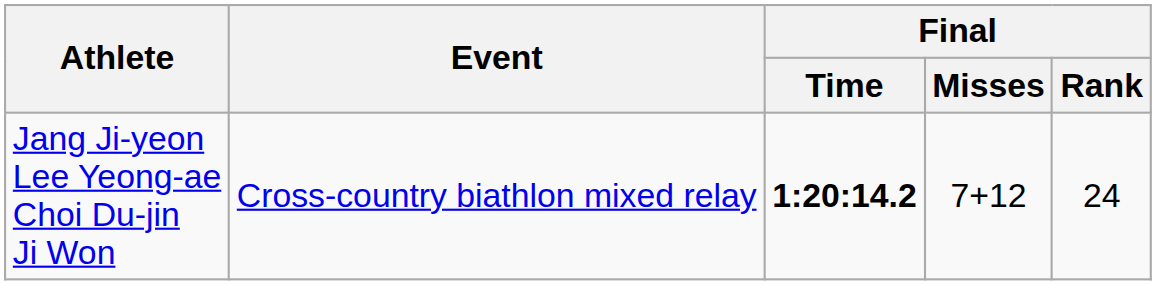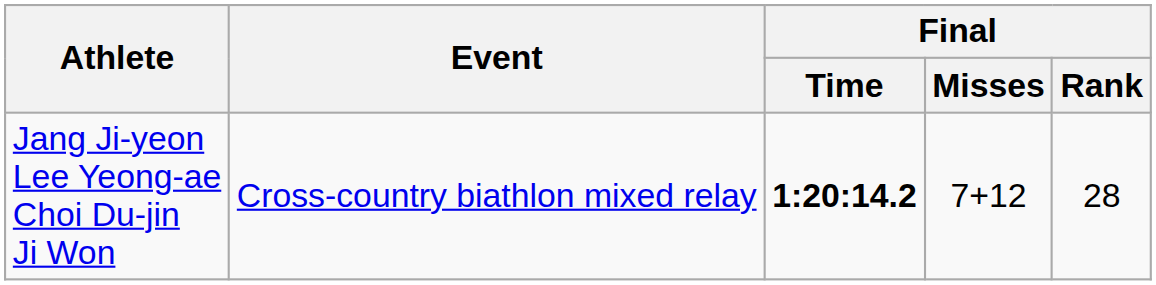(1102, 195) 24 -> (1102, 195) 28
